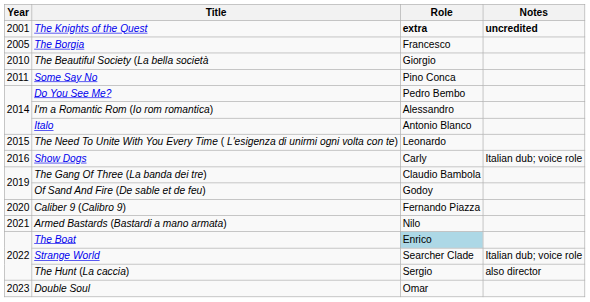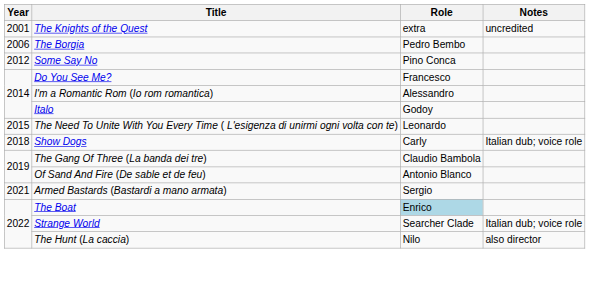(415, 28) bold -> (414, 28) normal
(512, 28) bold -> (509, 28) normal
(18, 45) 2005 -> (18, 45) 2006
(427, 45) Francesco -> (434, 45) Pedro Bembo
- row: (121, 61)
(18, 77) 2011 -> (18, 61) 2012
(434, 93) Pedro Bembo -> (427, 77) Francesco
(437, 126) Antonio Blanco -> (418, 110) Godoy
(18, 158) 2016 -> (18, 142) 2018
(418, 191) Godoy -> (437, 175) Antonio Blanco
- row: (80, 207)
(411, 223) Nilo -> (417, 191) Sergio
(417, 272) Sergio -> (411, 239) Nilo
- row: (62, 288)
